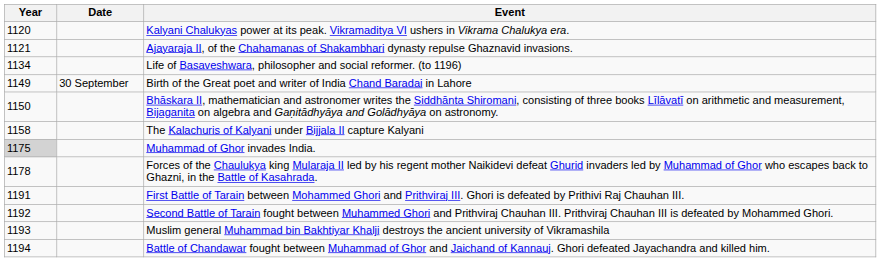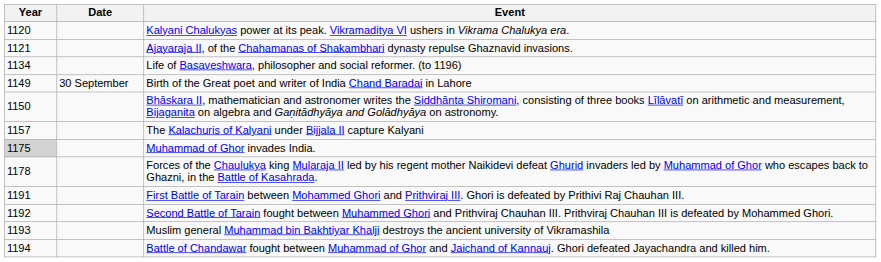(19, 130) 1158 -> (19, 130) 1157
